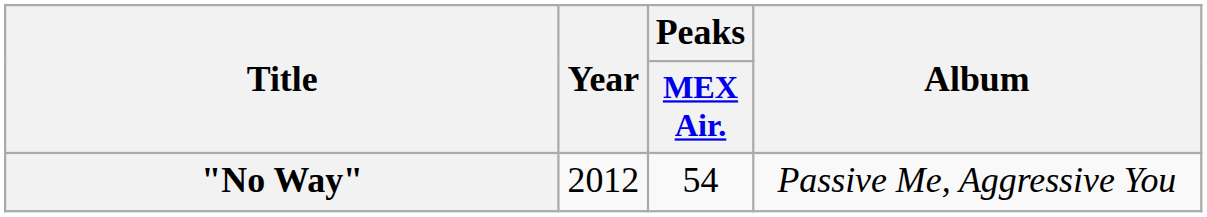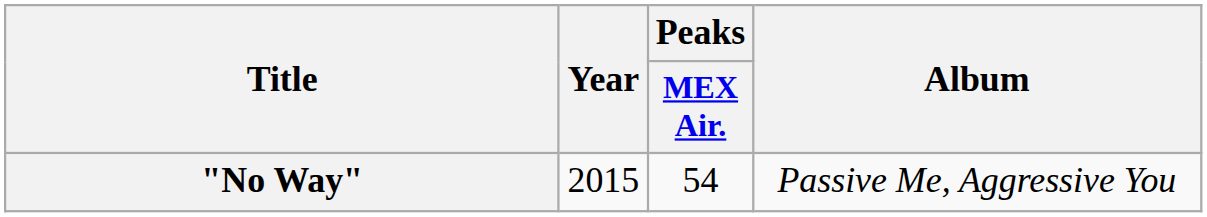(603, 181) 2012 -> (603, 181) 2015
